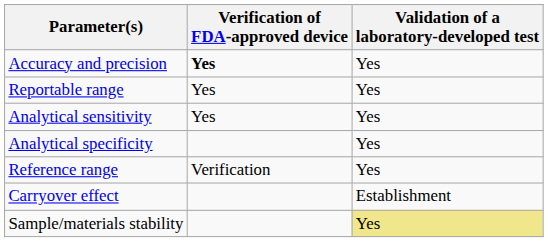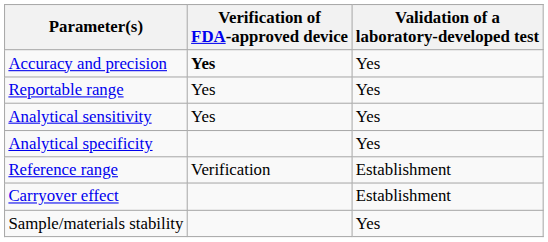(368, 169) Yes -> (403, 169) Establishment
(368, 223) khaki background -> (368, 223) no background
